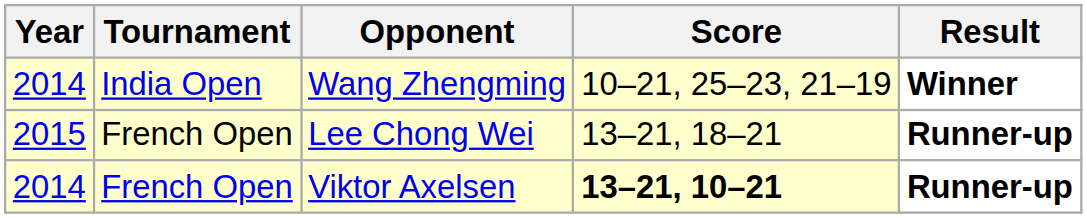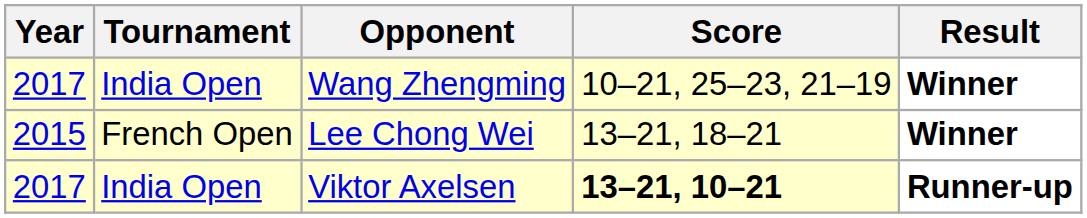(49, 83) 2014 -> (49, 83) 2017
(990, 135) Runner-up -> (962, 135) Winner
(49, 187) 2014 -> (49, 187) 2017
(197, 187) French Open -> (182, 187) India Open
